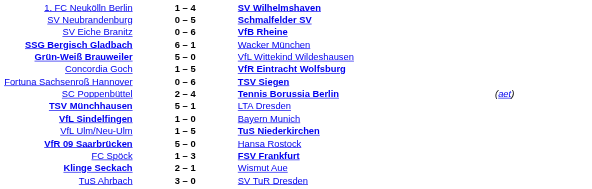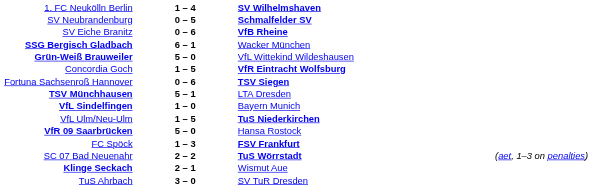- row: (97, 94)
+ row: (88, 156)
